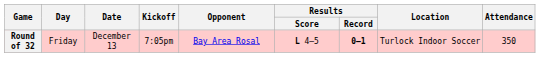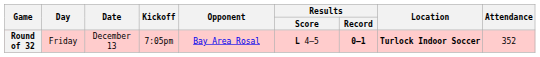(430, 41) normal -> (430, 41) bold
(509, 41) 350 -> (509, 41) 352
